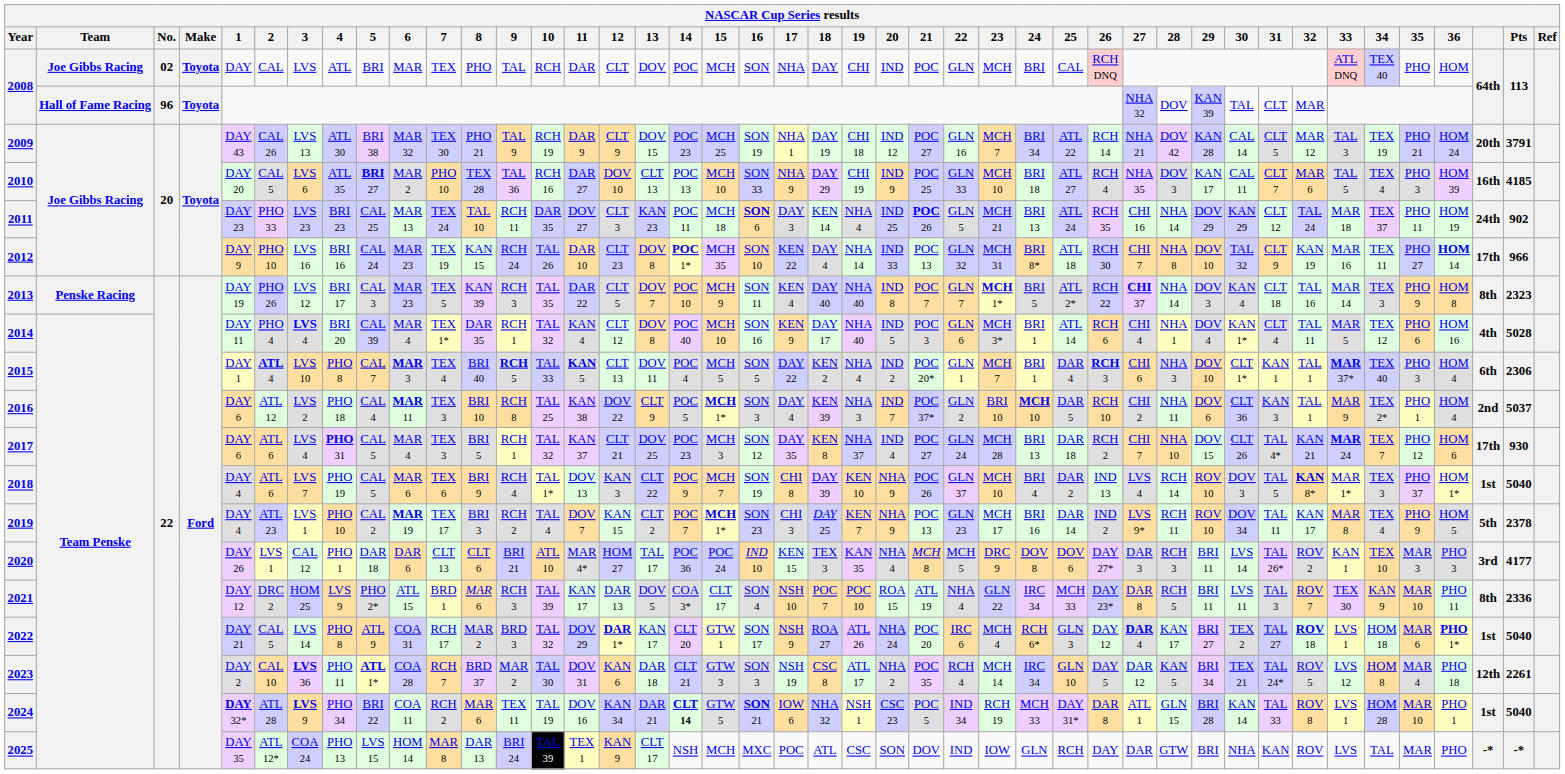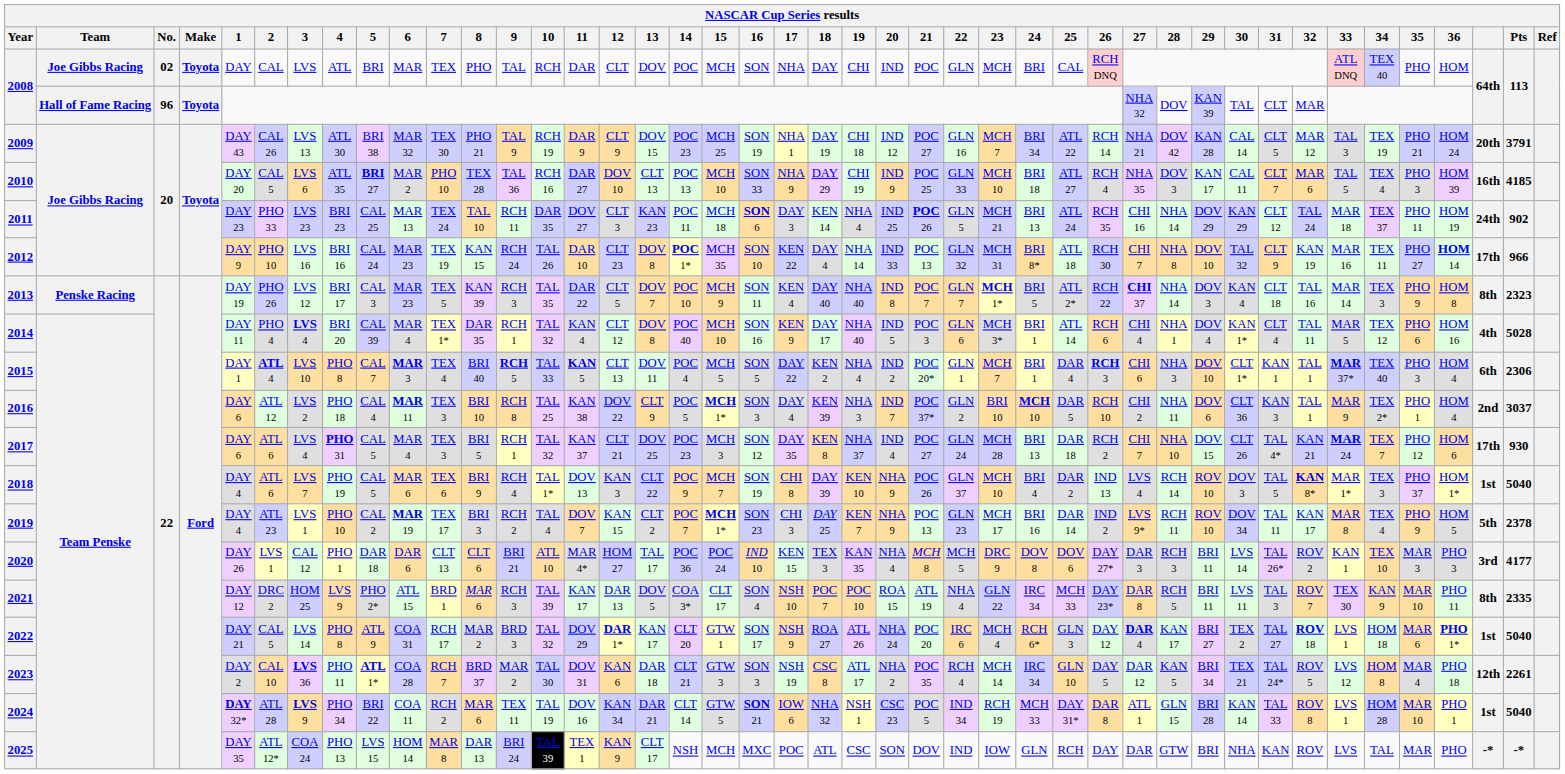(1519, 408) 5037 -> (1519, 408) 3037
(1519, 598) 2336 -> (1519, 598) 2335
(686, 712) bold -> (686, 711) normal
